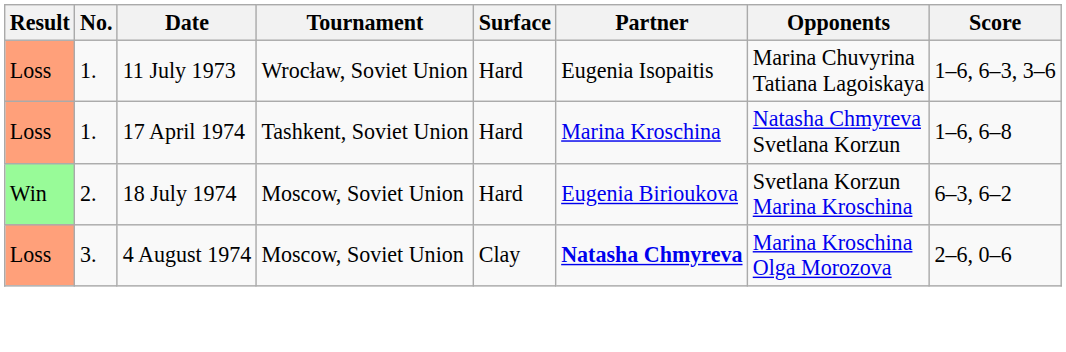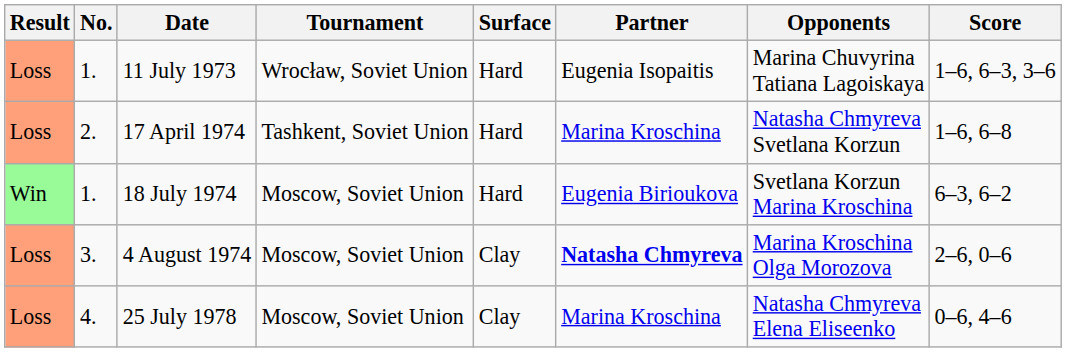(88, 131) 1. -> (88, 131) 2.
(88, 193) 2. -> (88, 193) 1.
+ row: (180, 315)
